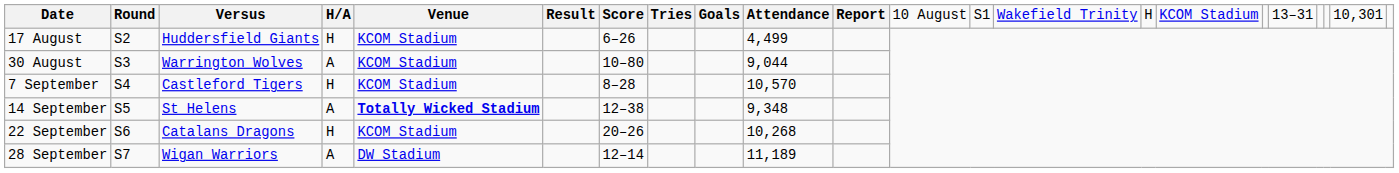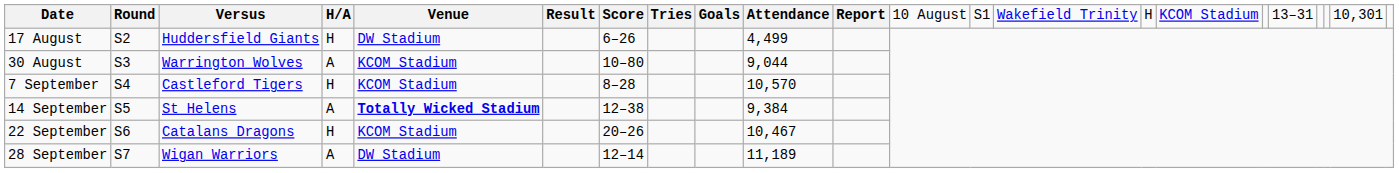(407, 39) KCOM Stadium -> (399, 39) DW Stadium
(767, 109) 9,348 -> (767, 109) 9,384
(772, 132) 10,268 -> (772, 132) 10,467
